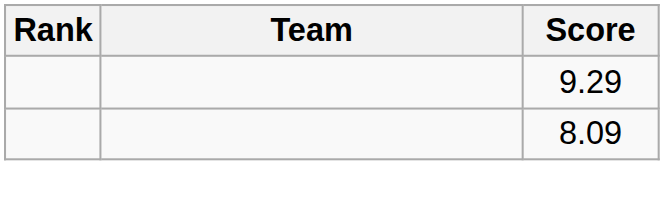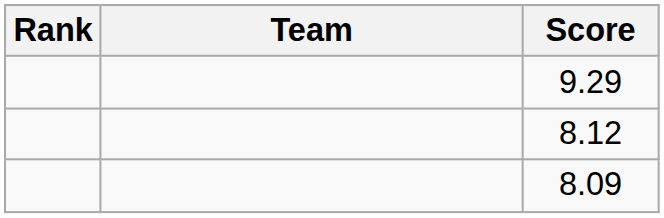+ row: (591, 133)
